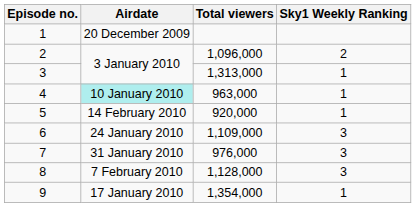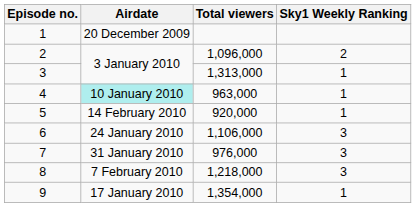(235, 133) 1,109,000 -> (235, 133) 1,106,000
(235, 172) 1,128,000 -> (235, 172) 1,218,000
